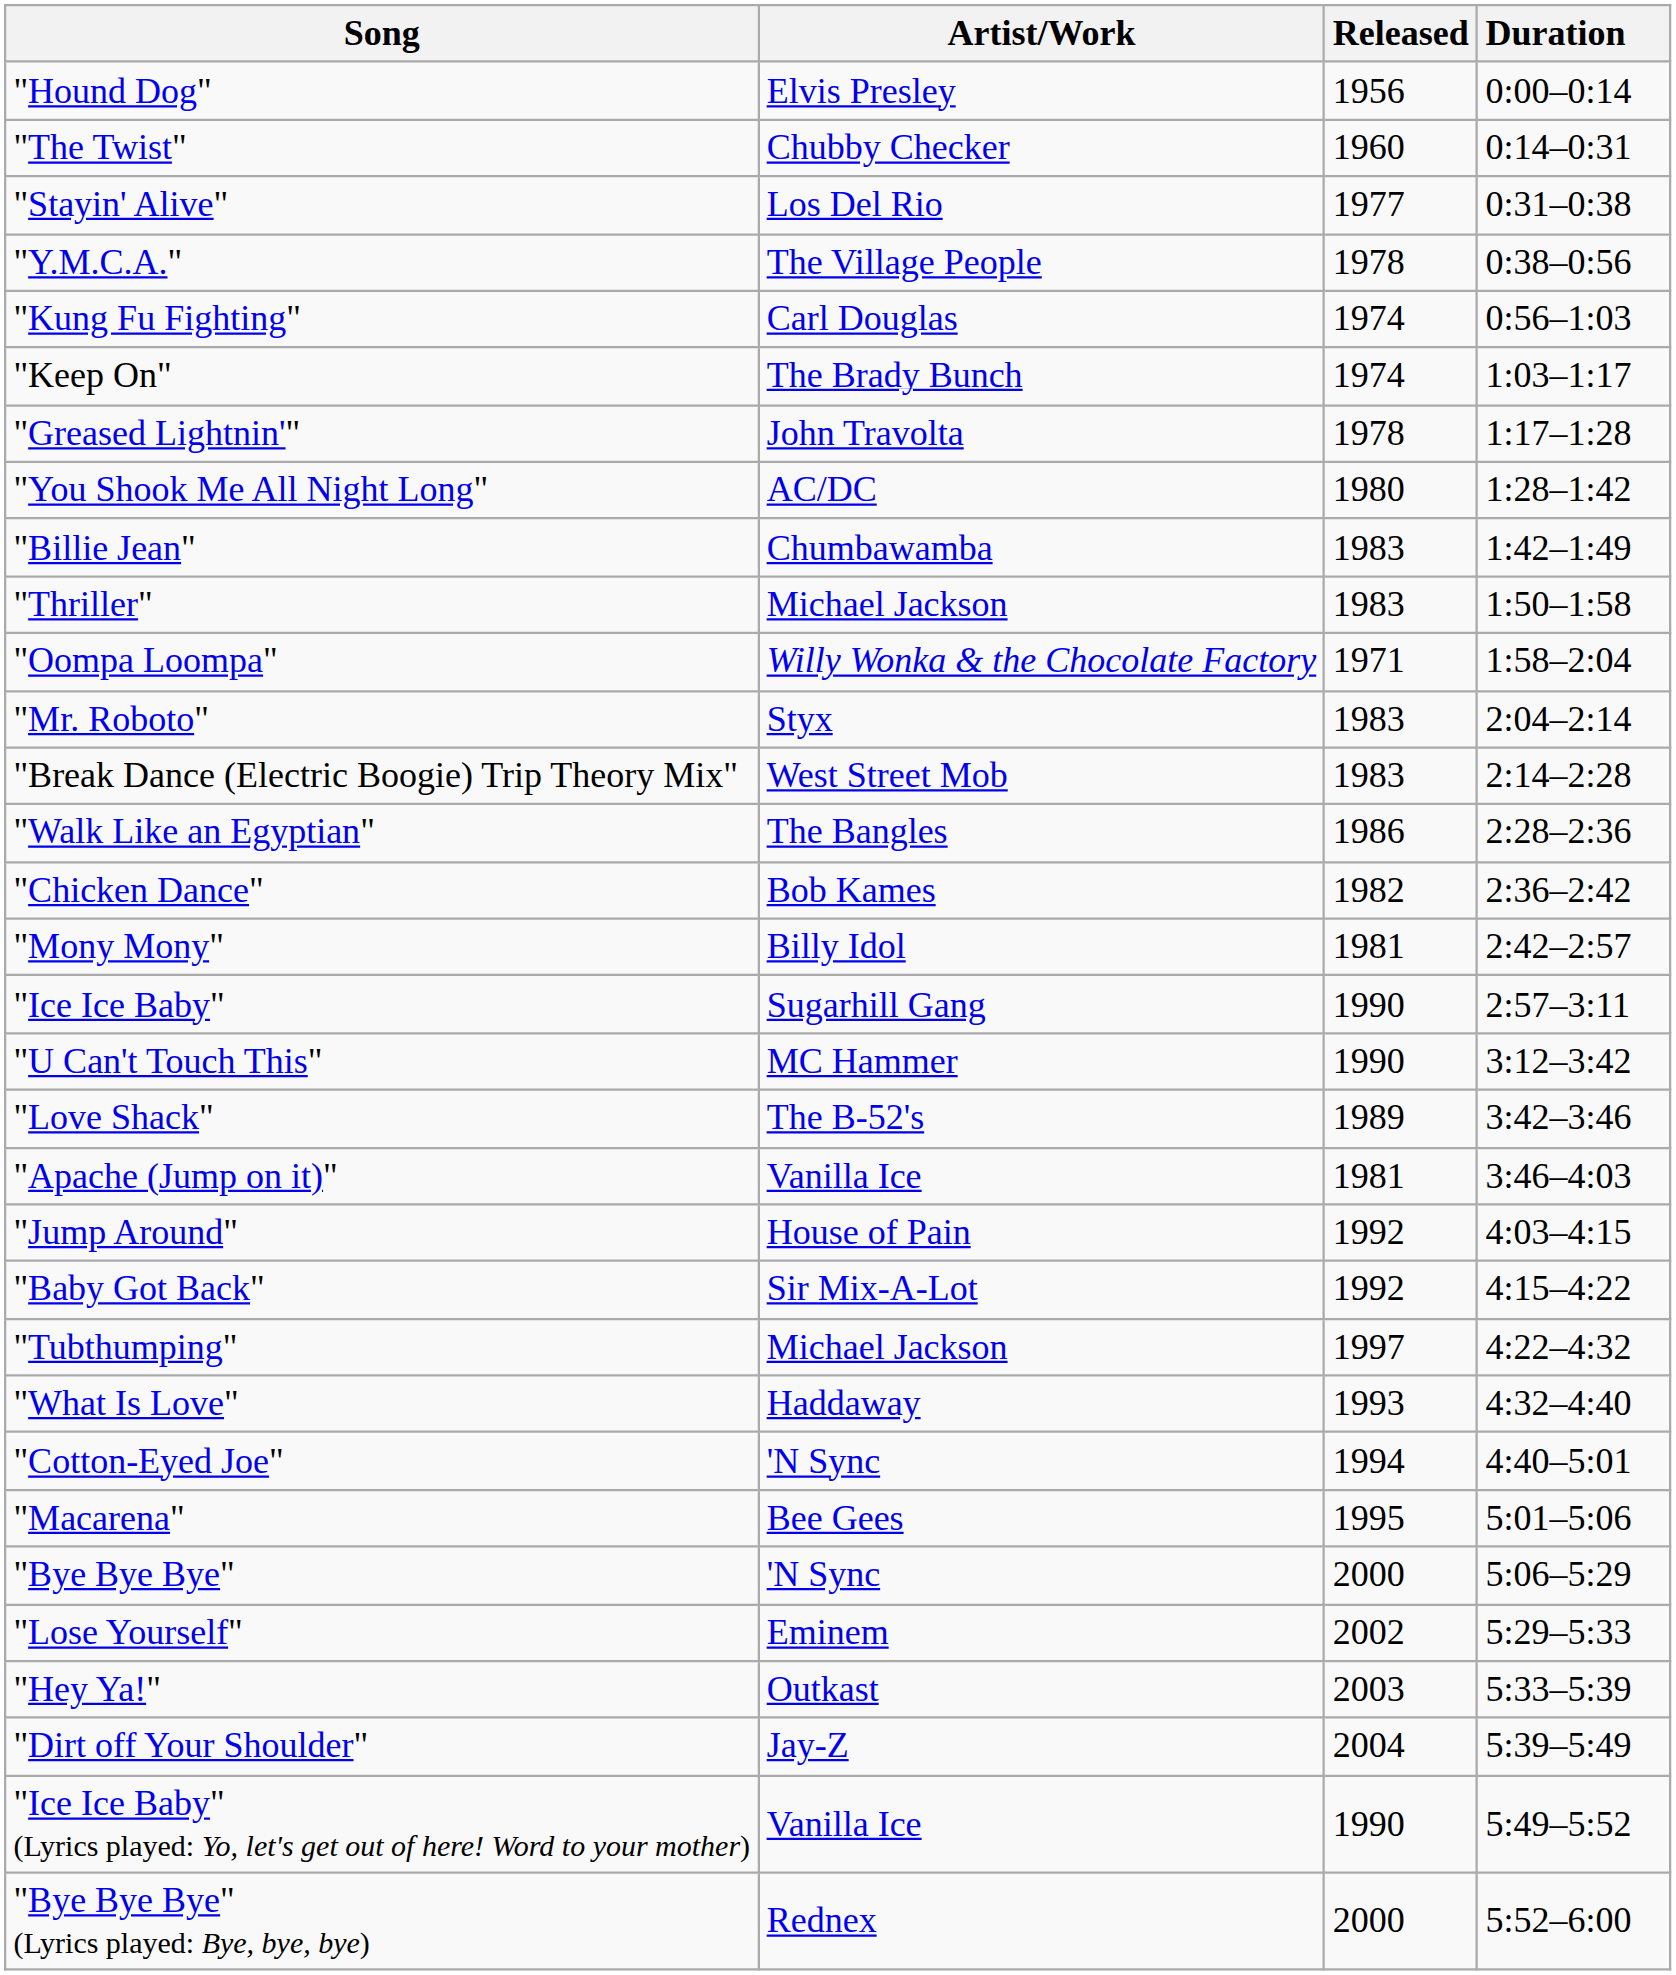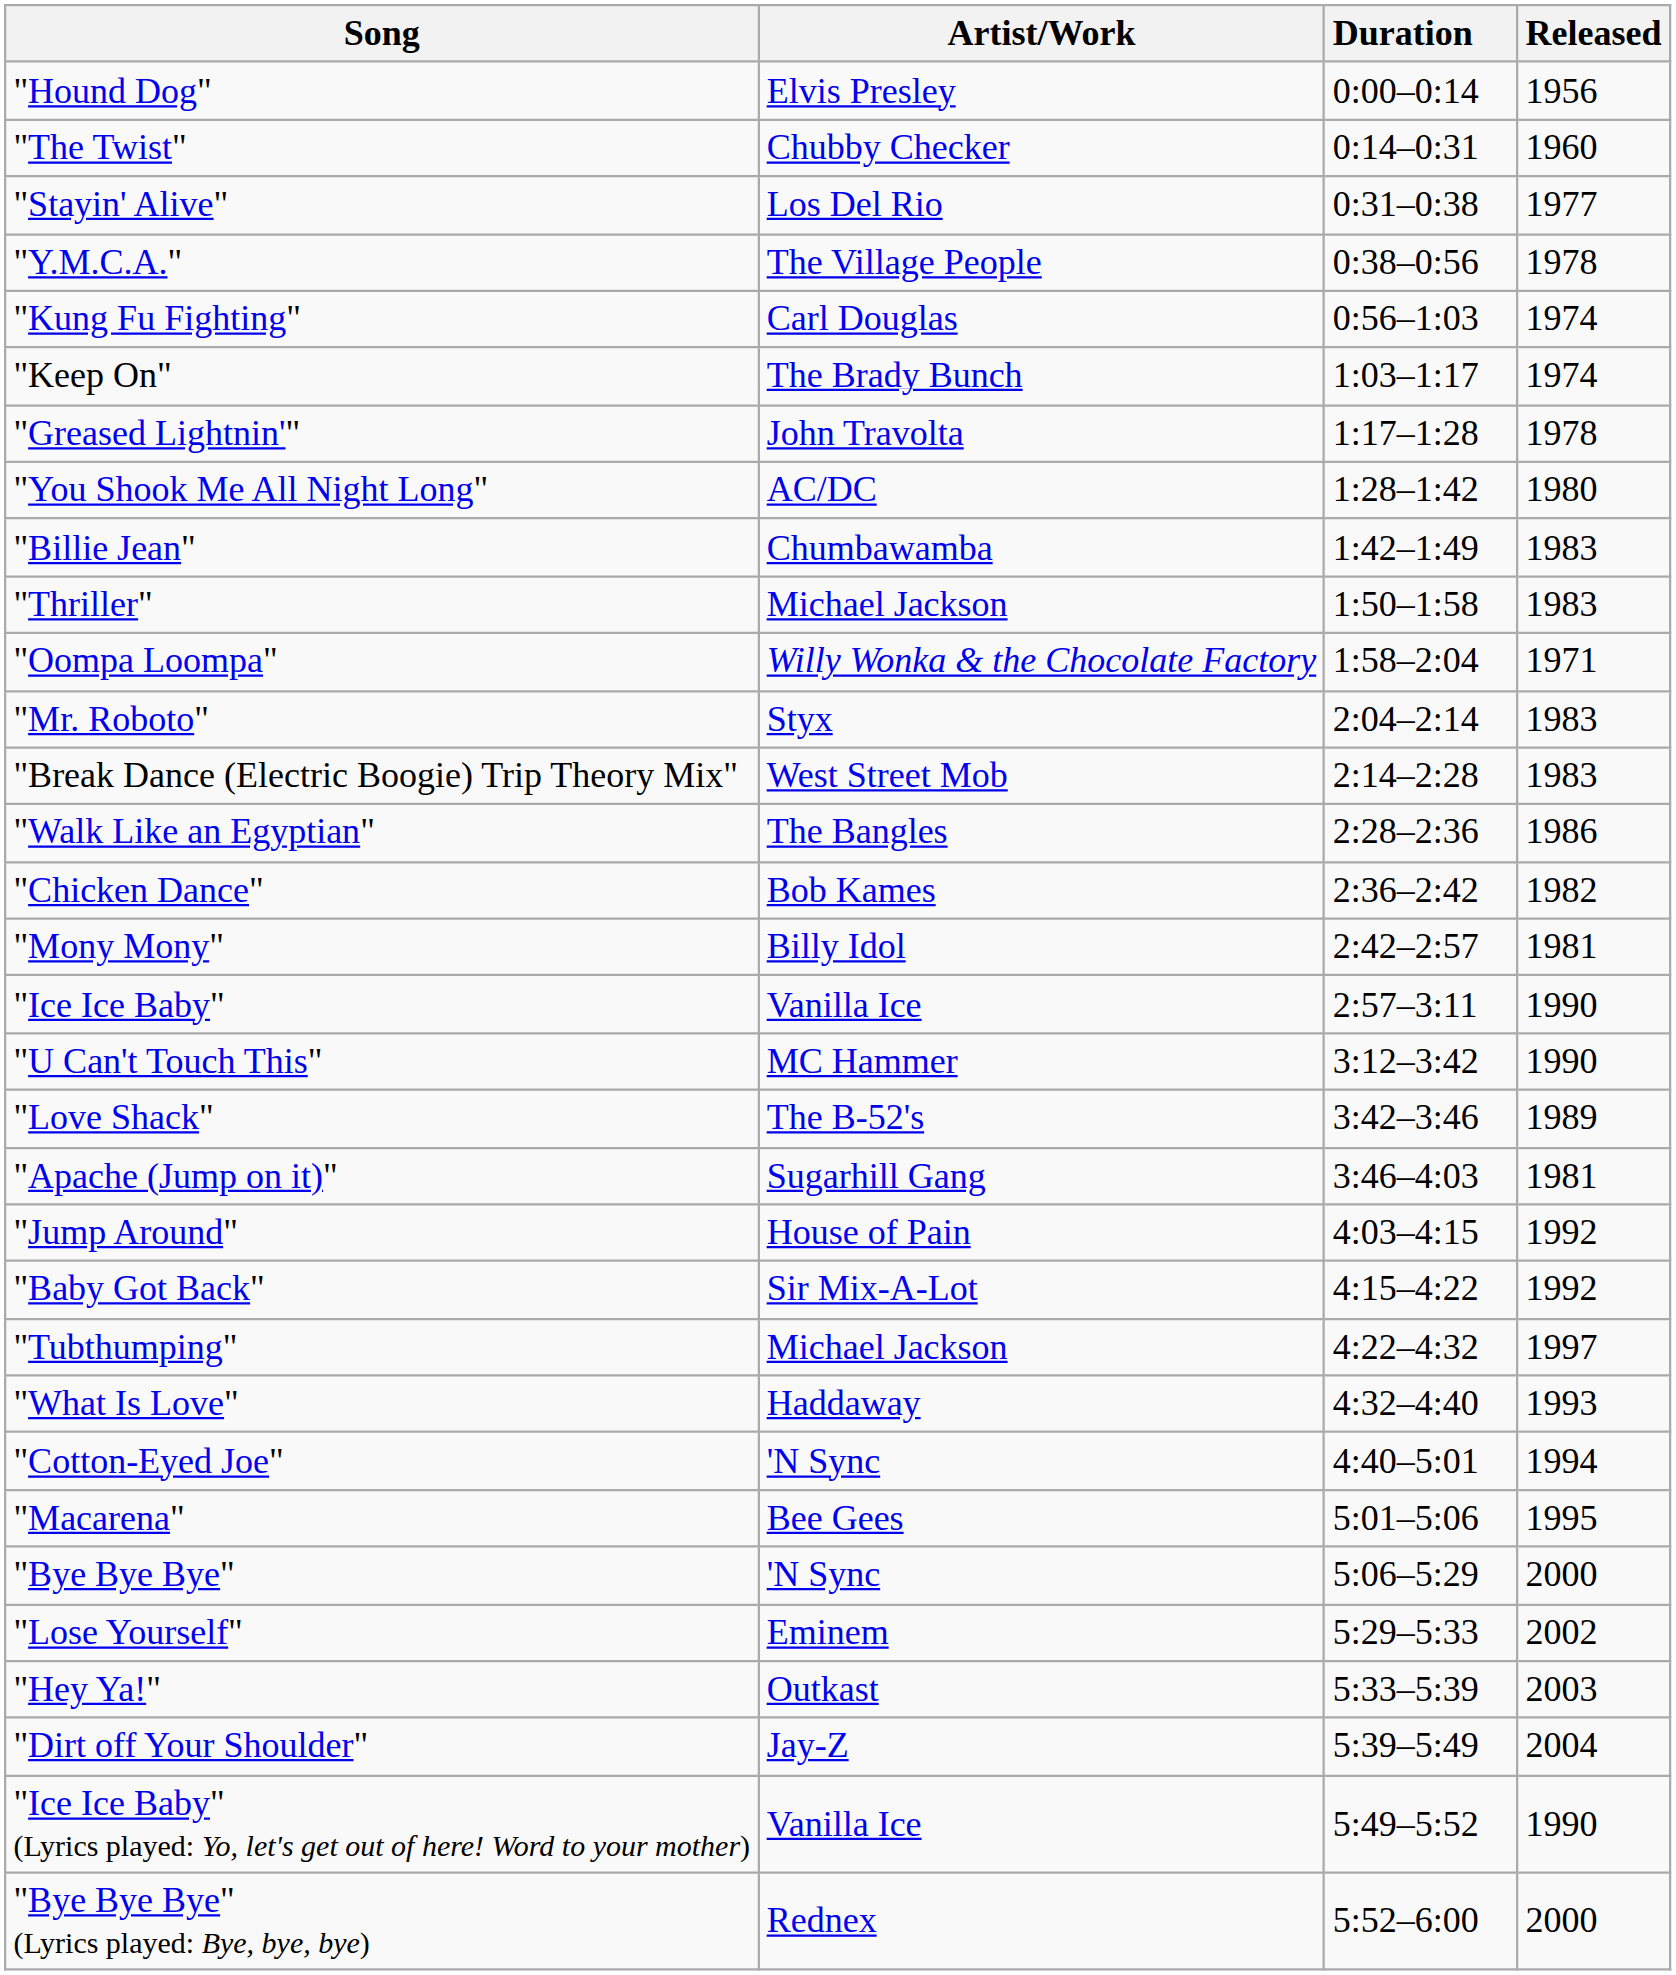columns swapped: (1573, 33) <-> (1401, 33)
(876, 1003) Sugarhill Gang -> (844, 1003) Vanilla Ice
(844, 1174) Vanilla Ice -> (876, 1174) Sugarhill Gang
